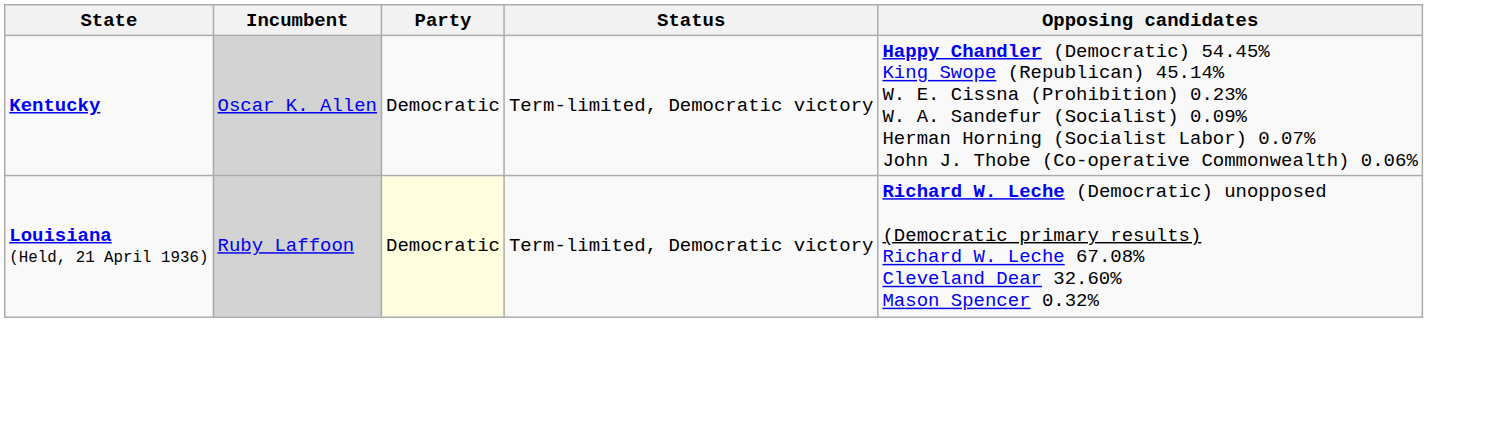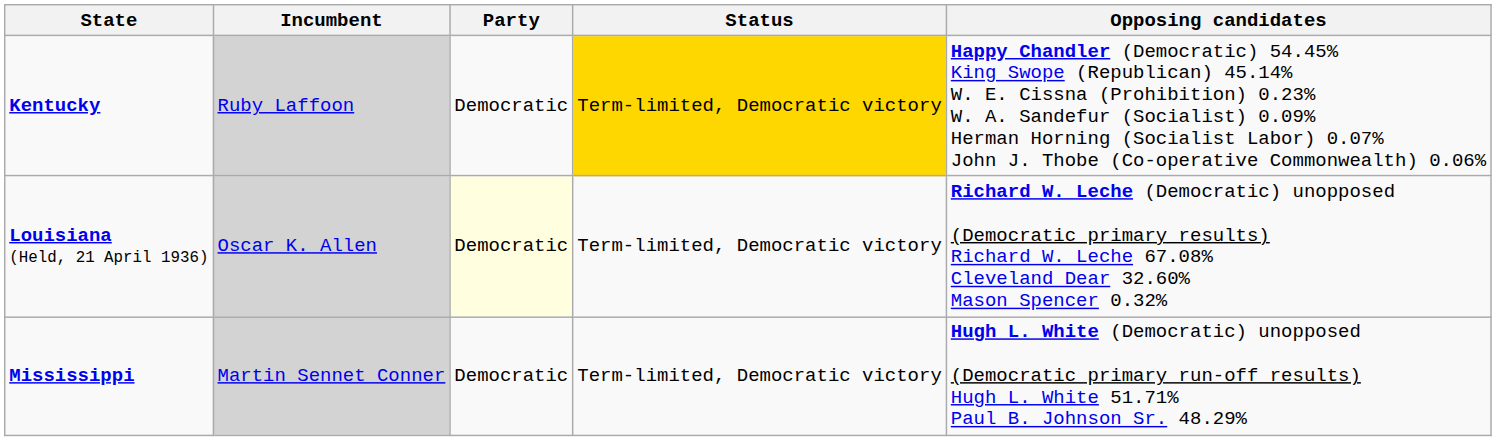(297, 106) Oscar K. Allen -> (286, 106) Ruby Laffoon
(691, 106) no background -> (760, 106) gold background
(286, 246) Ruby Laffoon -> (297, 246) Oscar K. Allen
+ row: (72, 376)
